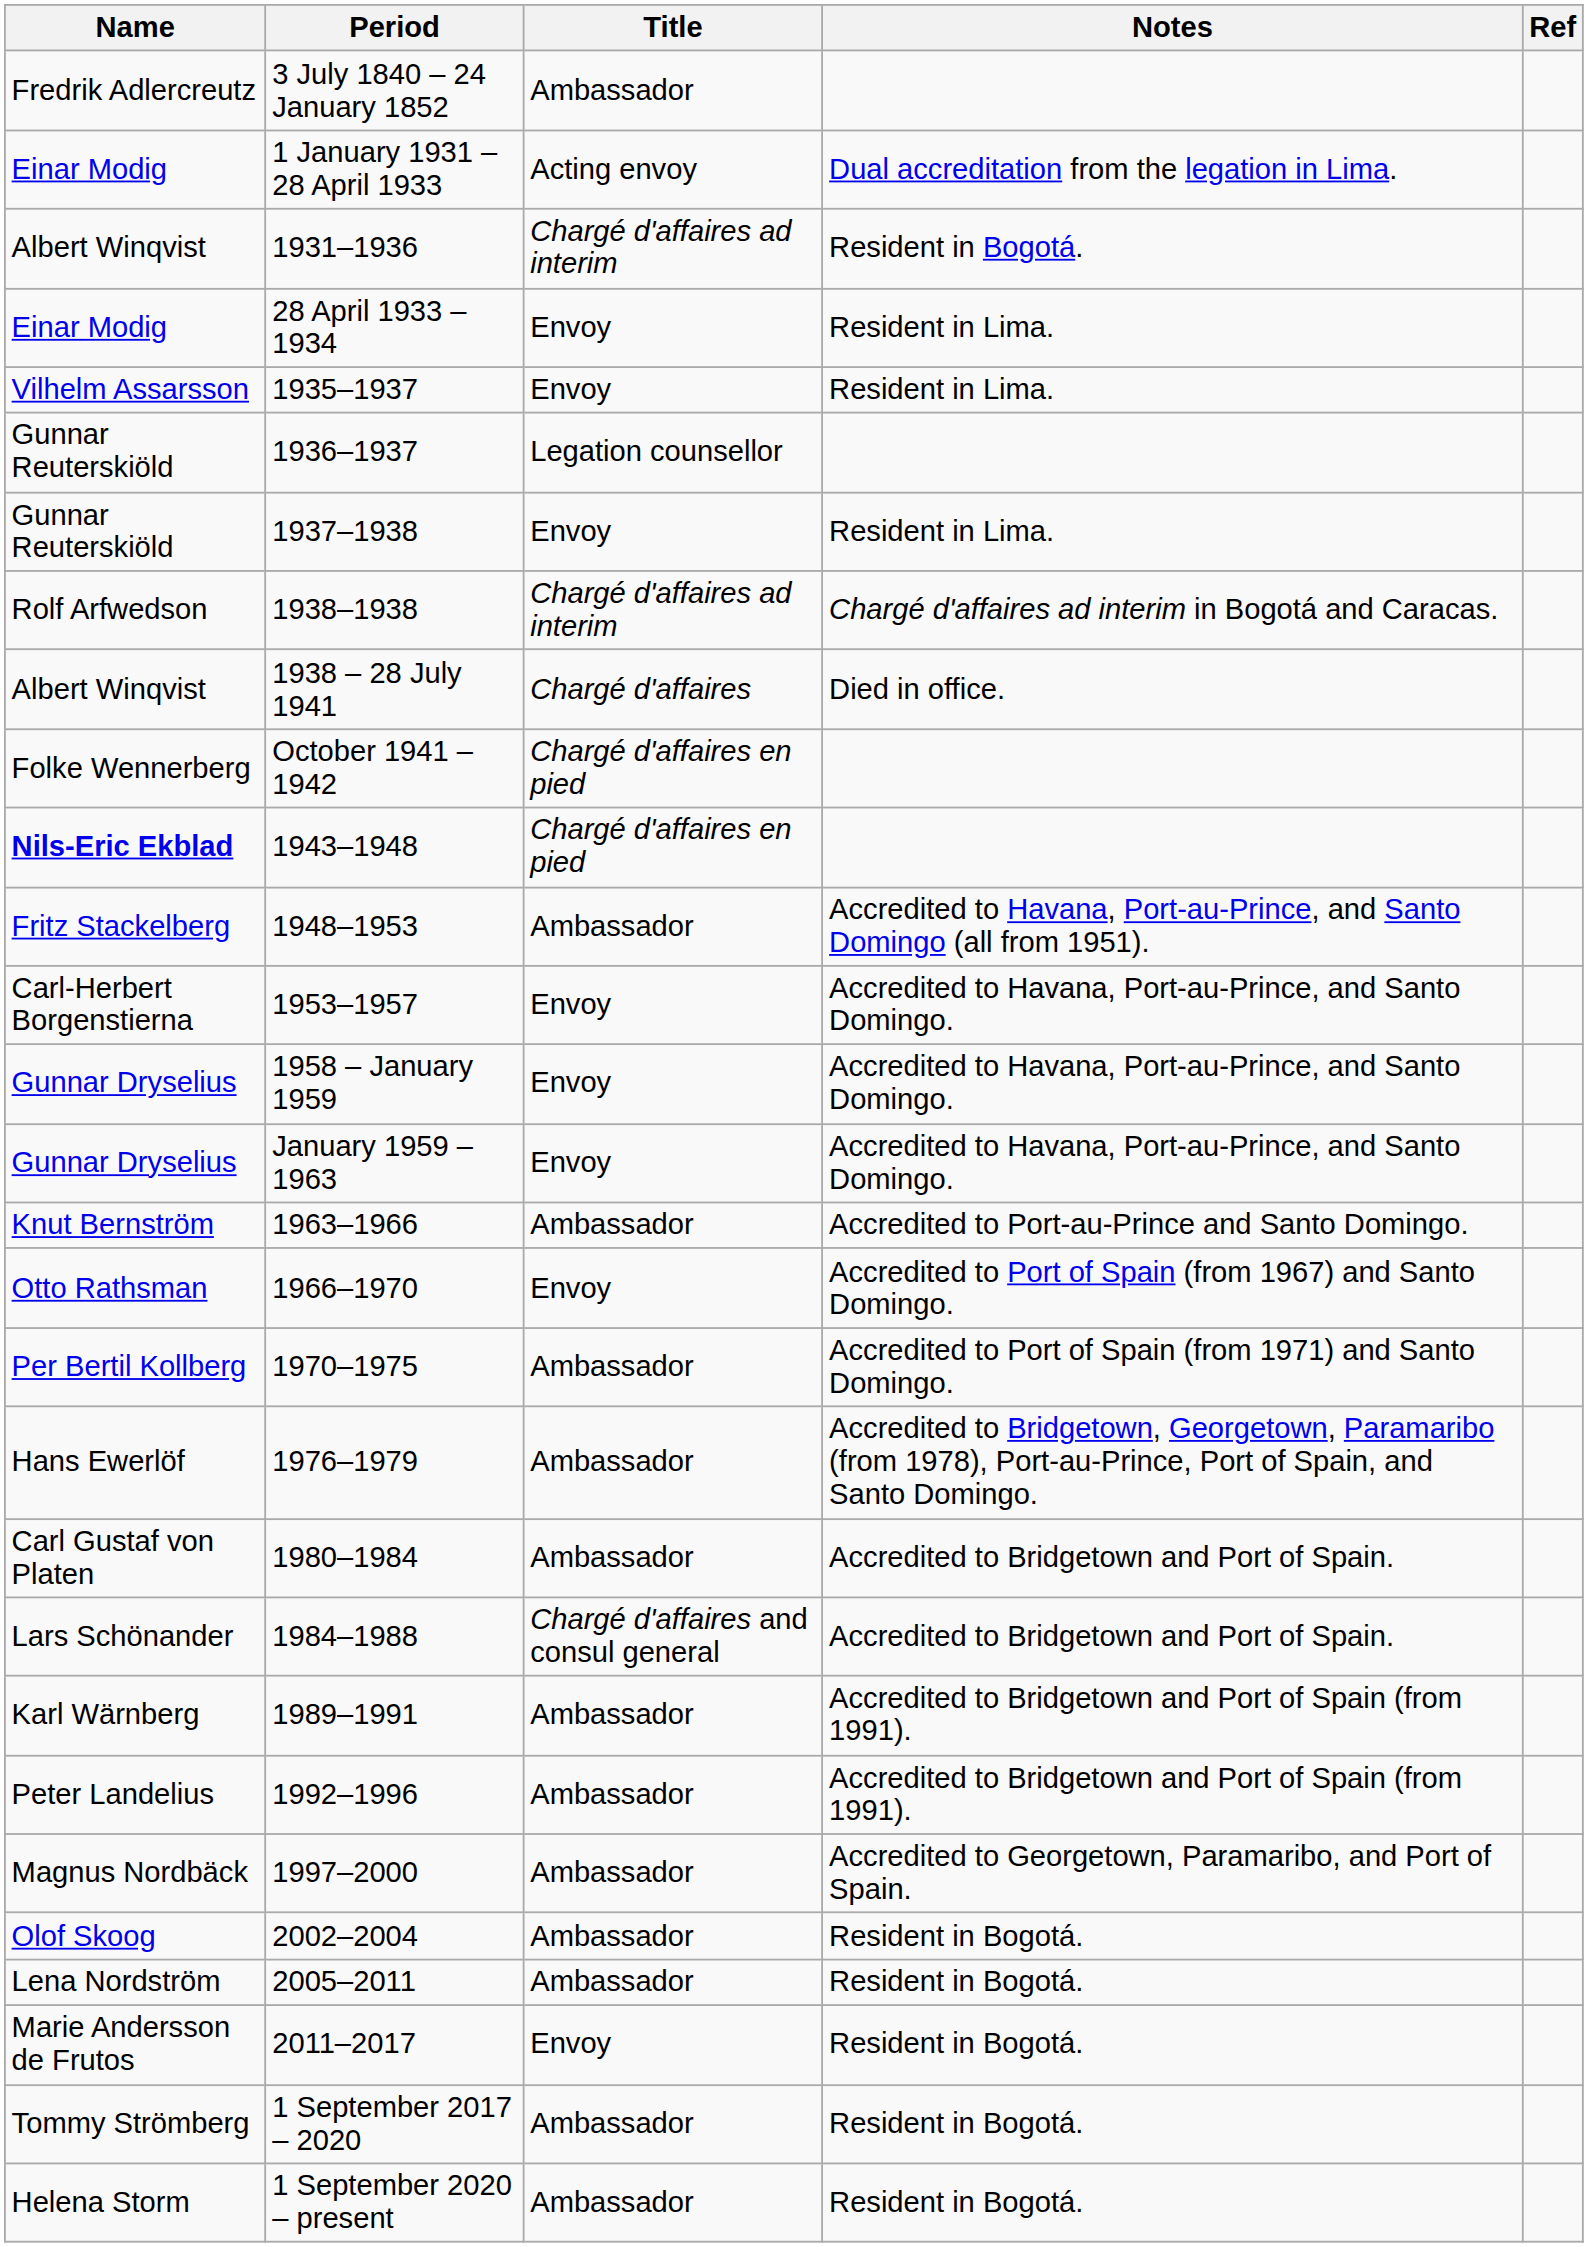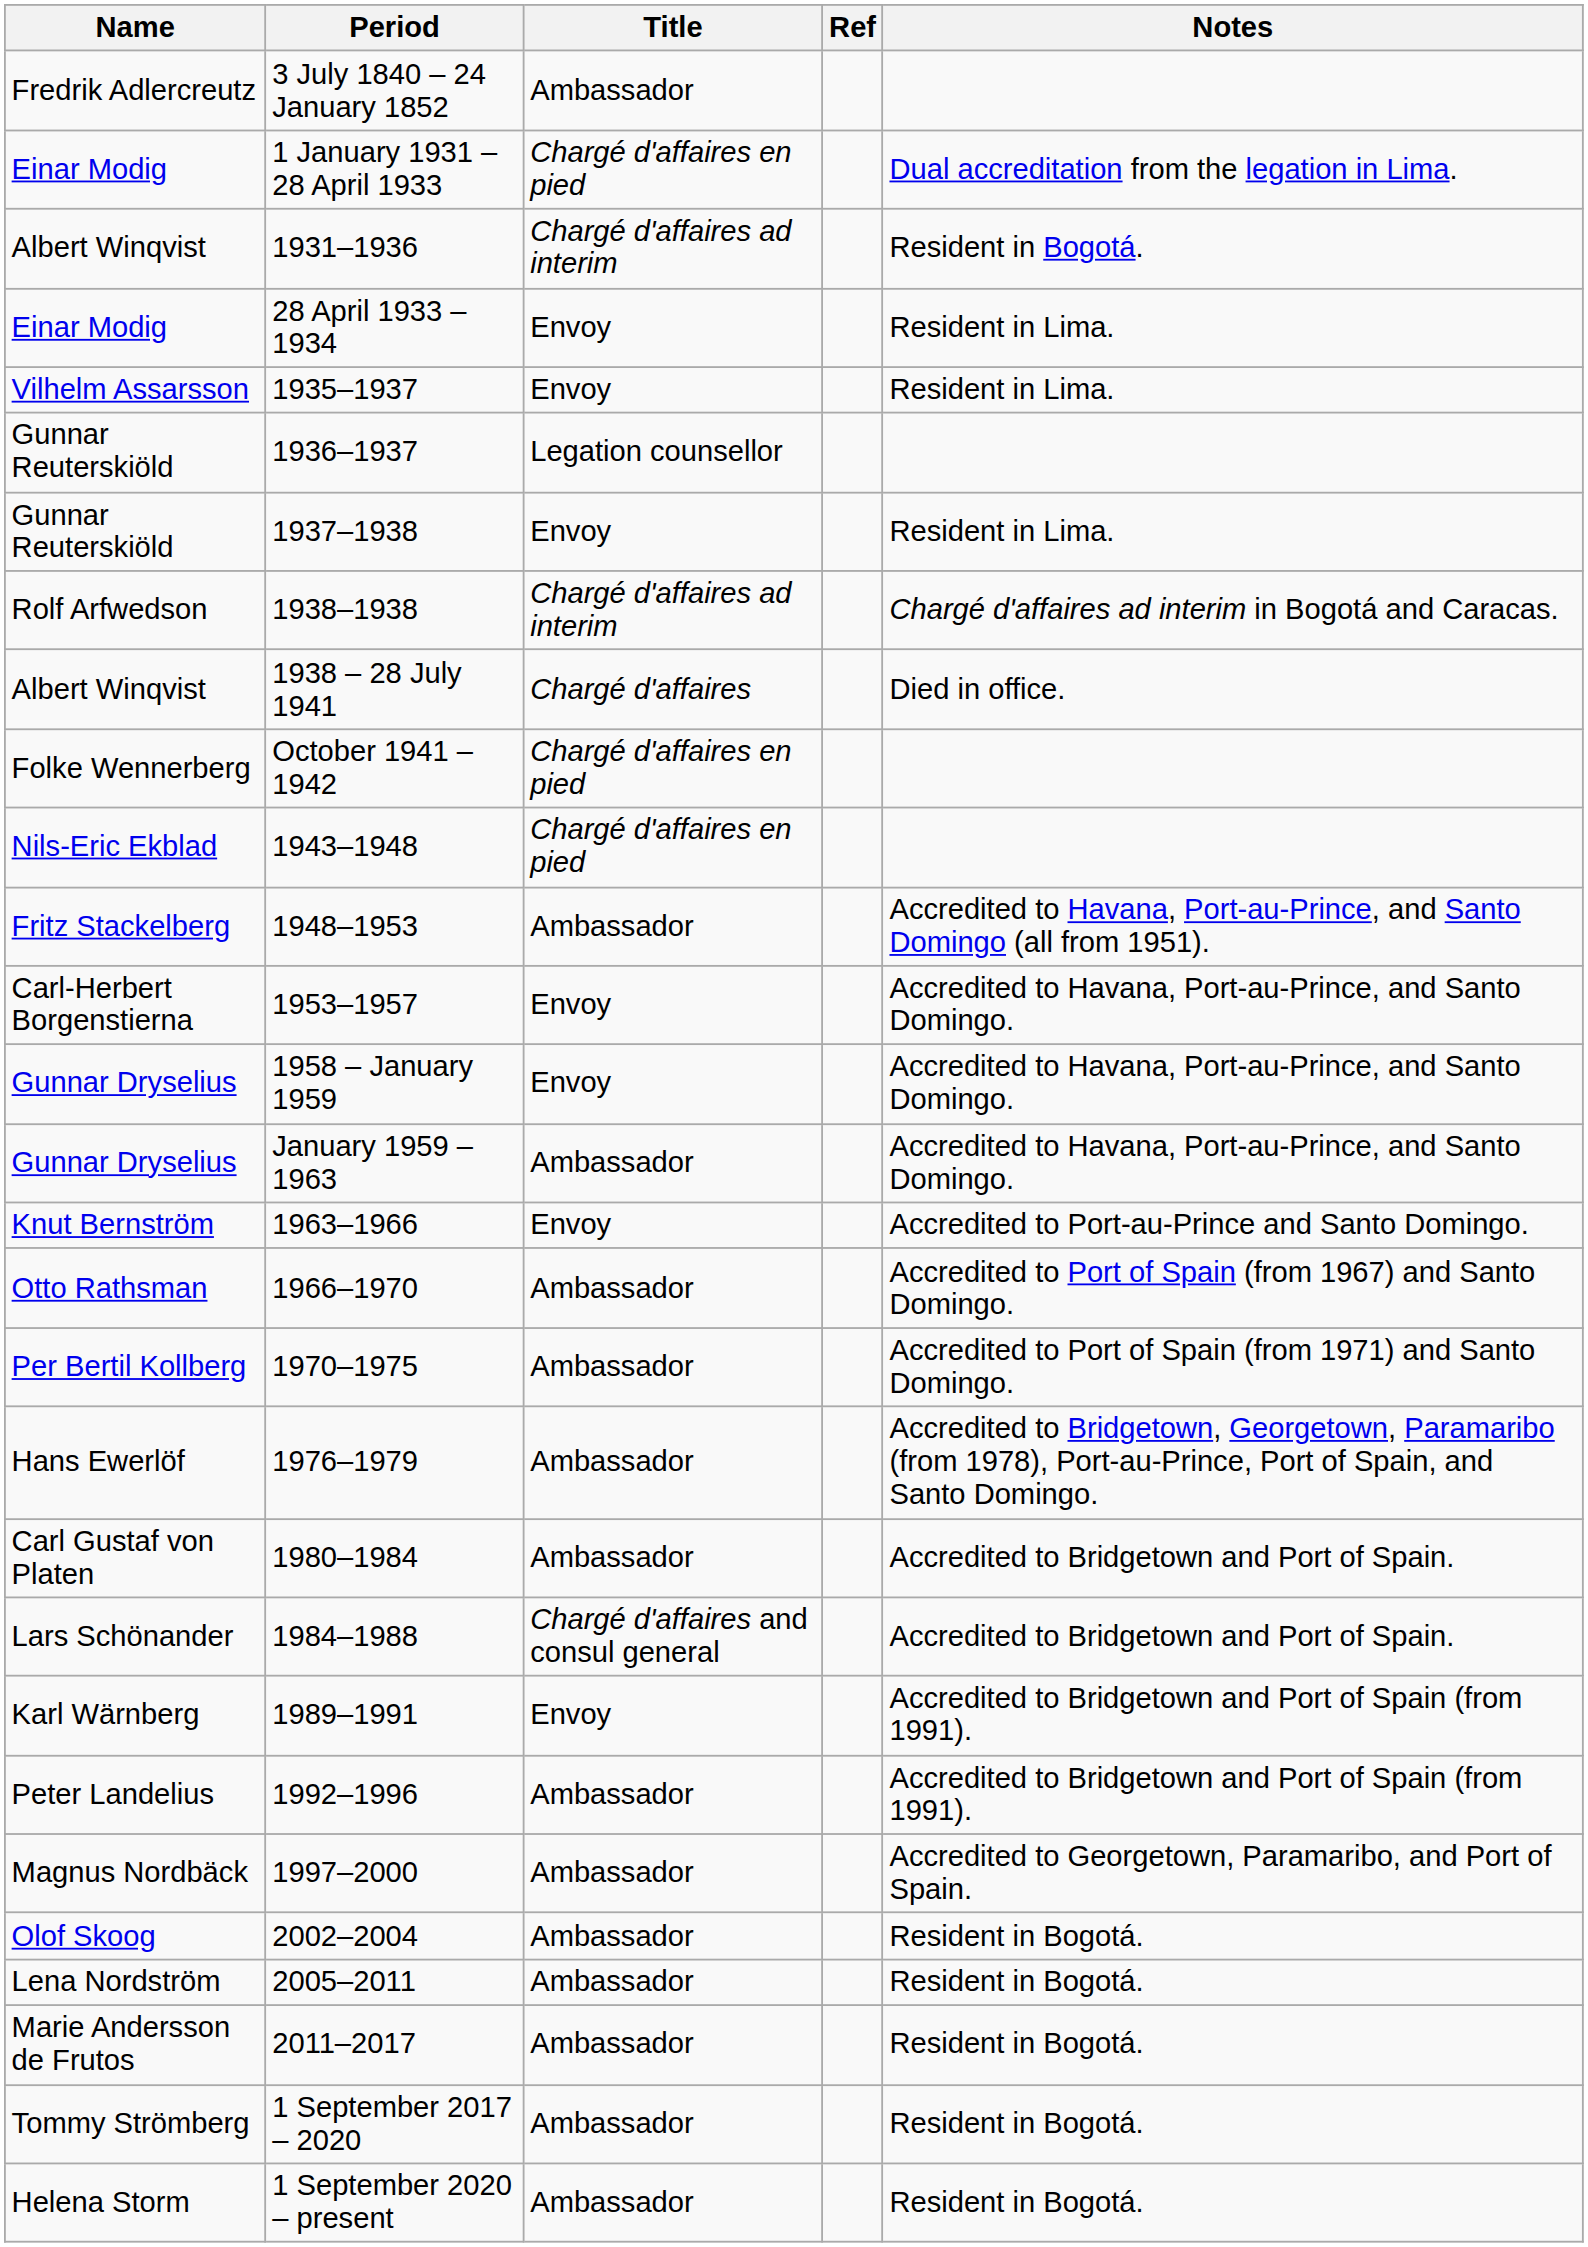columns swapped: (1172, 27) <-> (1553, 27)
(614, 169) Acting envoy -> (661, 169) Chargé d'affaires en pied
(122, 846) bold -> (114, 846) normal
(571, 1162) Envoy -> (612, 1162) Ambassador
(612, 1225) Ambassador -> (571, 1225) Envoy
(571, 1287) Envoy -> (612, 1287) Ambassador
(612, 1715) Ambassador -> (571, 1715) Envoy
(571, 2044) Envoy -> (612, 2044) Ambassador
